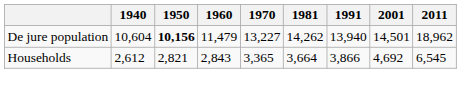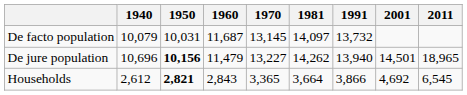+ row: (61, 36)
(133, 36) 10,604 -> (139, 57) 10,696
(435, 36) 18,962 -> (441, 57) 18,965
(173, 57) normal -> (179, 79) bold
